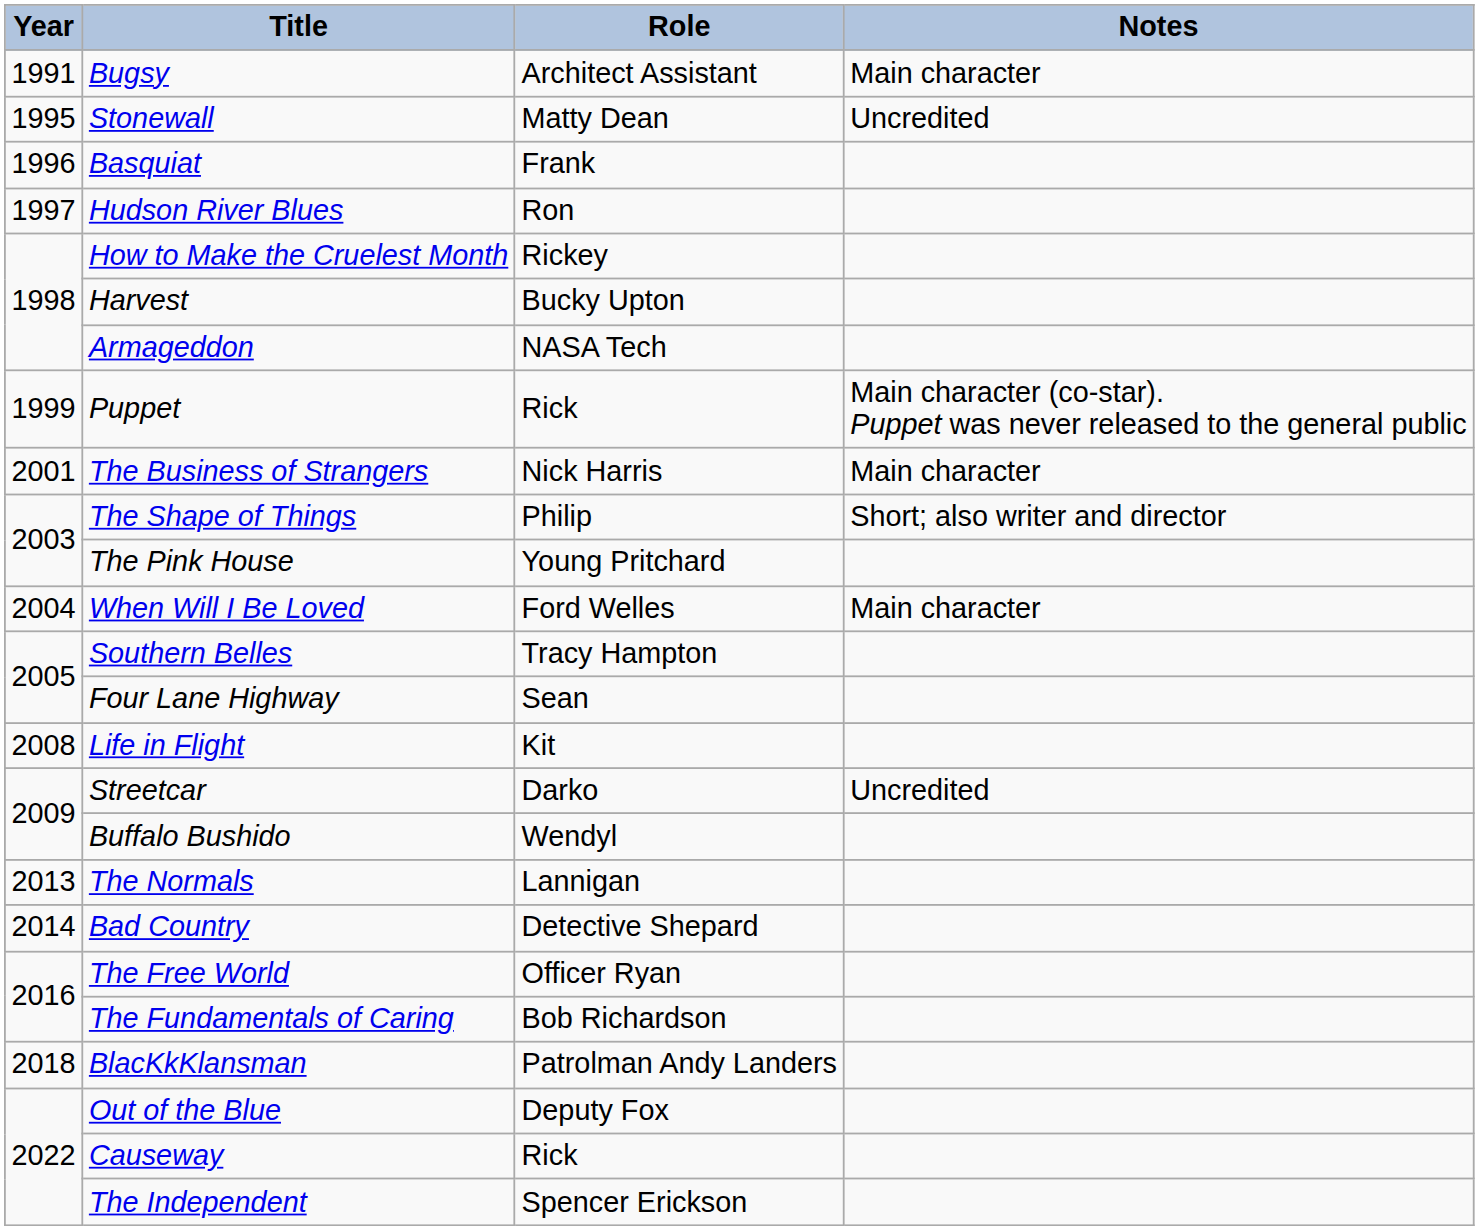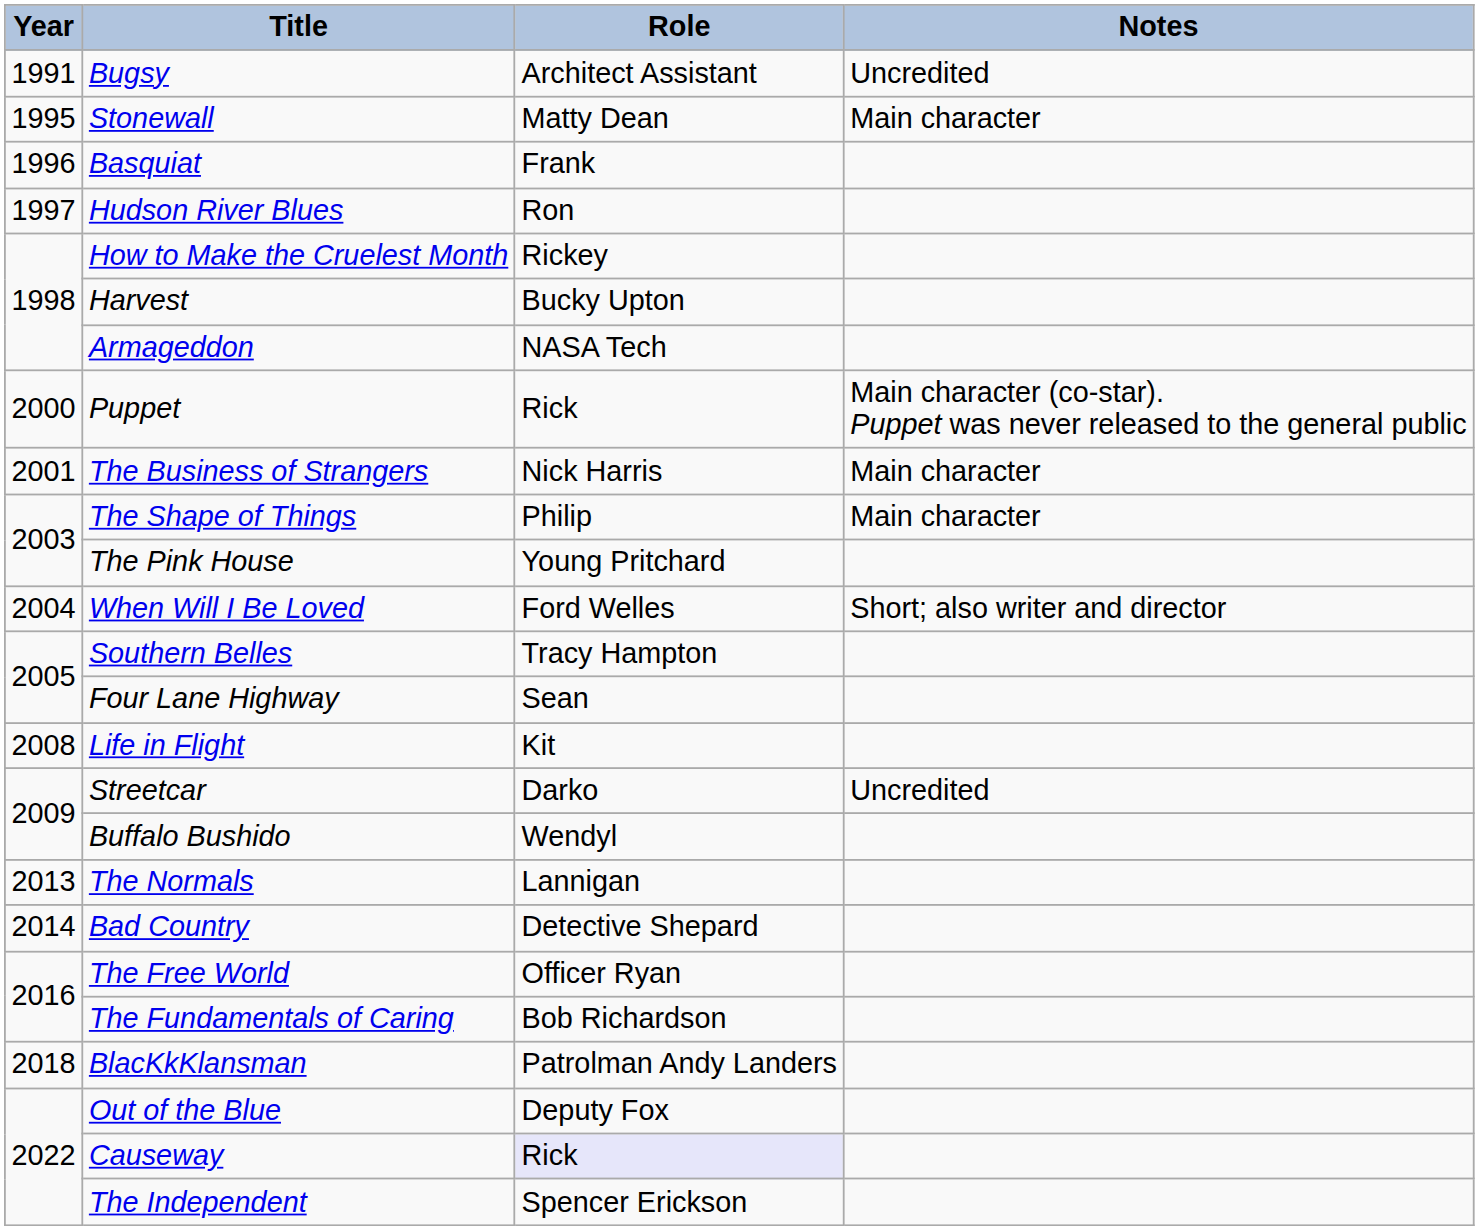(945, 73) Main character -> (920, 73) Uncredited
(920, 118) Uncredited -> (945, 118) Main character
(44, 408) 1999 -> (44, 408) 2000
(1038, 516) Short; also writer and director -> (945, 516) Main character
(945, 607) Main character -> (1038, 607) Short; also writer and director
(550, 1155) no background -> (550, 1155) lavender background
